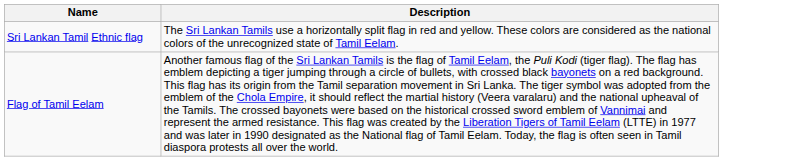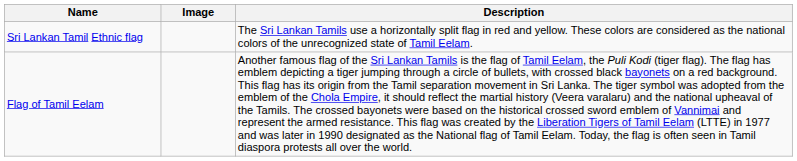+ column: (198, 13)
